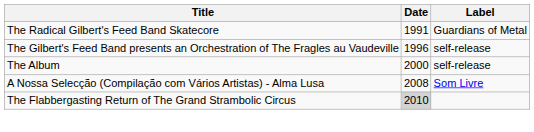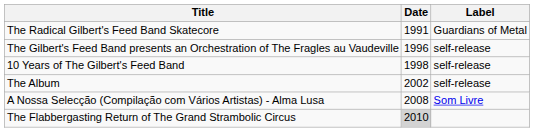+ row: (96, 65)
(416, 65) 2000 -> (416, 83) 2002
